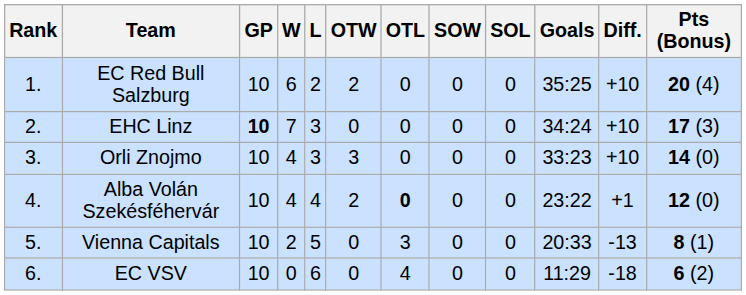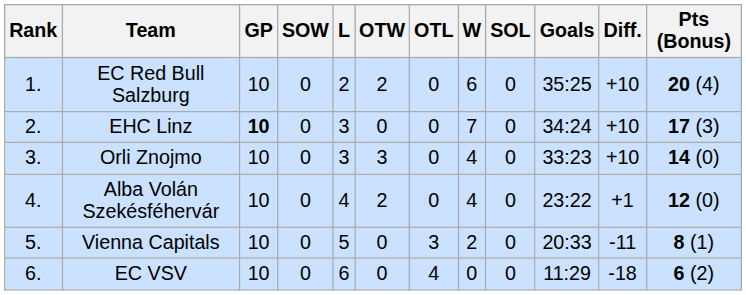columns swapped: (291, 31) <-> (458, 31)
(405, 200) bold -> (434, 200) normal
(623, 242) -13 -> (623, 242) -11
